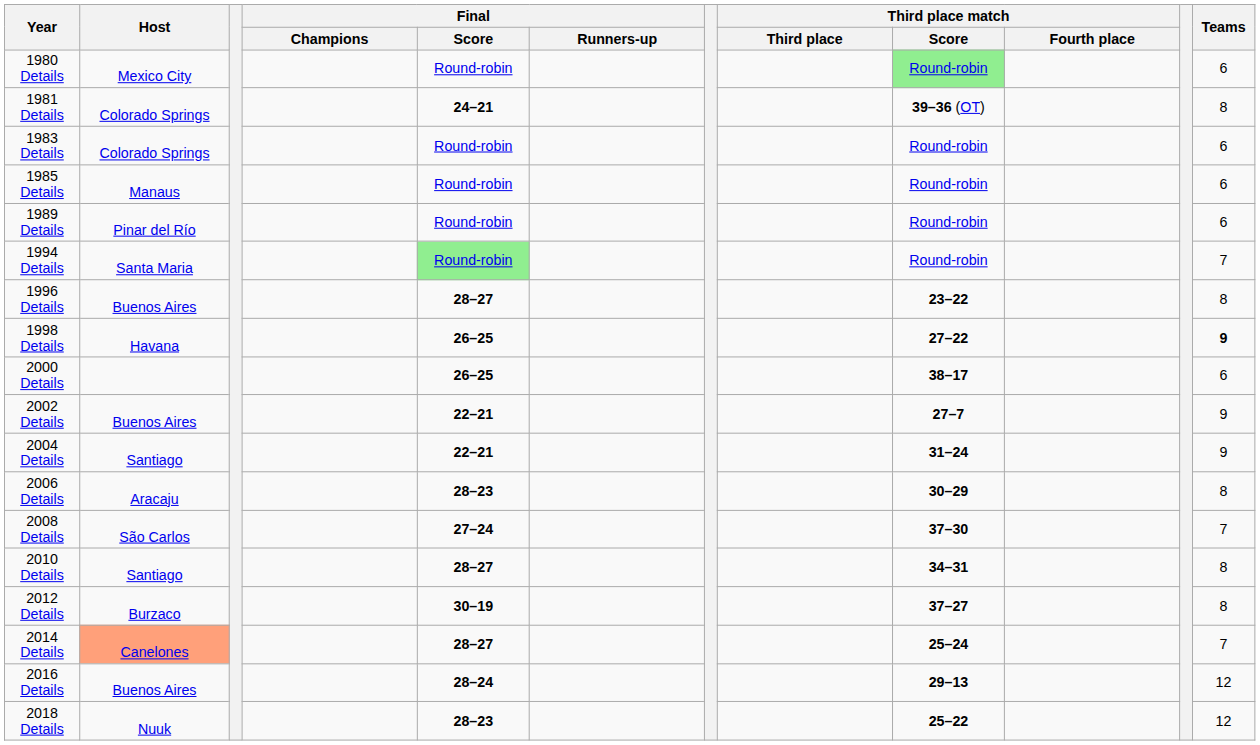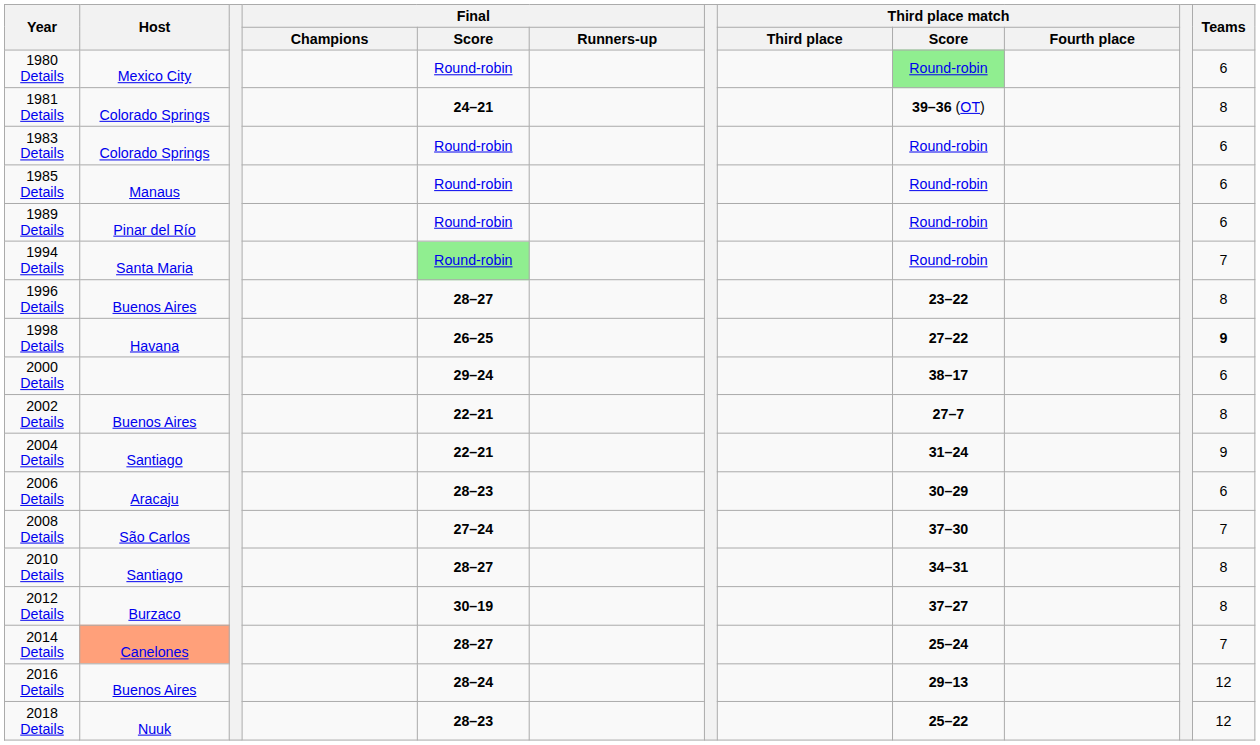(473, 376) 26–25 -> (473, 376) 29–24
(1224, 414) 9 -> (1224, 414) 8
(1224, 491) 8 -> (1224, 491) 6
